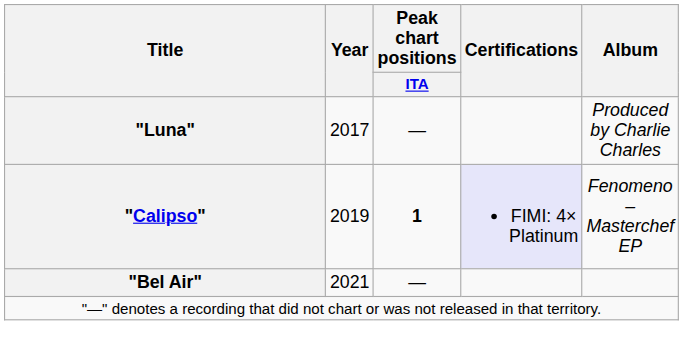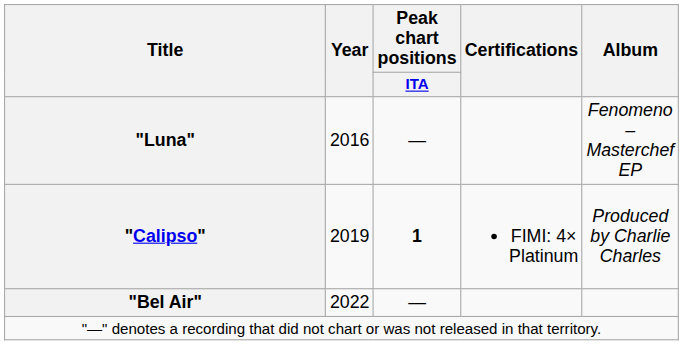(350, 130) 2017 -> (350, 140) 2016
(630, 130) Produced by Charlie Charles -> (630, 140) Fenomeno – Masterchef EP
(521, 226) lavender background -> (521, 246) no background
(630, 216) Fenomeno – Masterchef EP -> (630, 236) Produced by Charlie Charles
(350, 282) 2021 -> (350, 302) 2022
